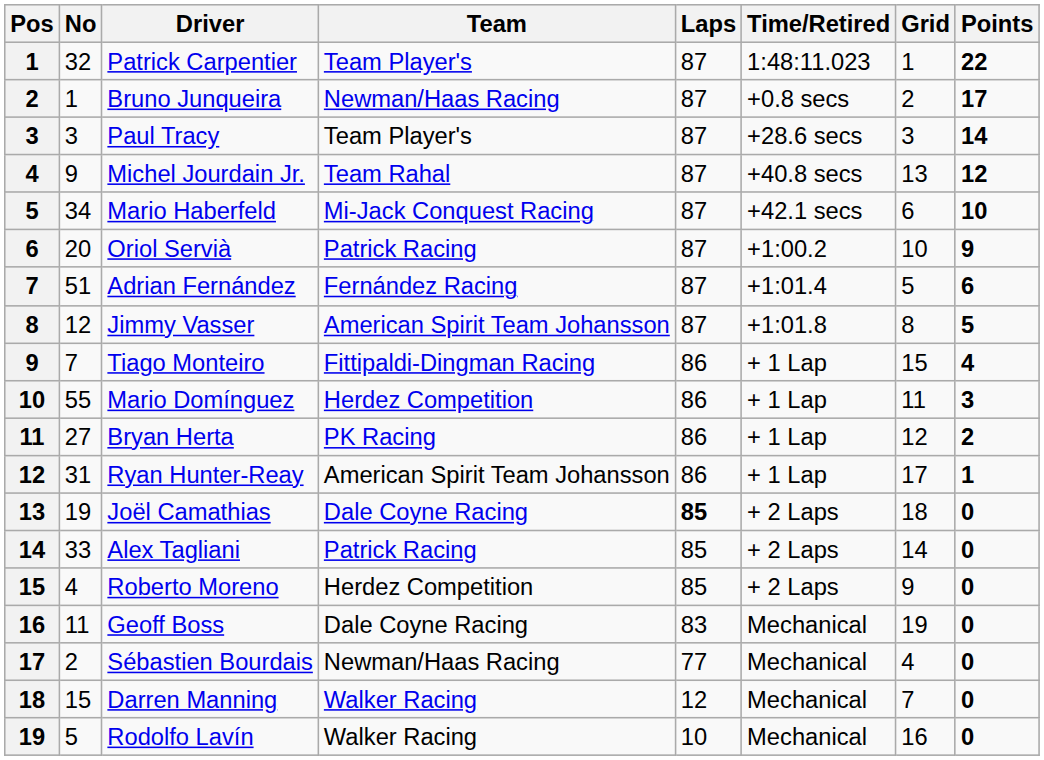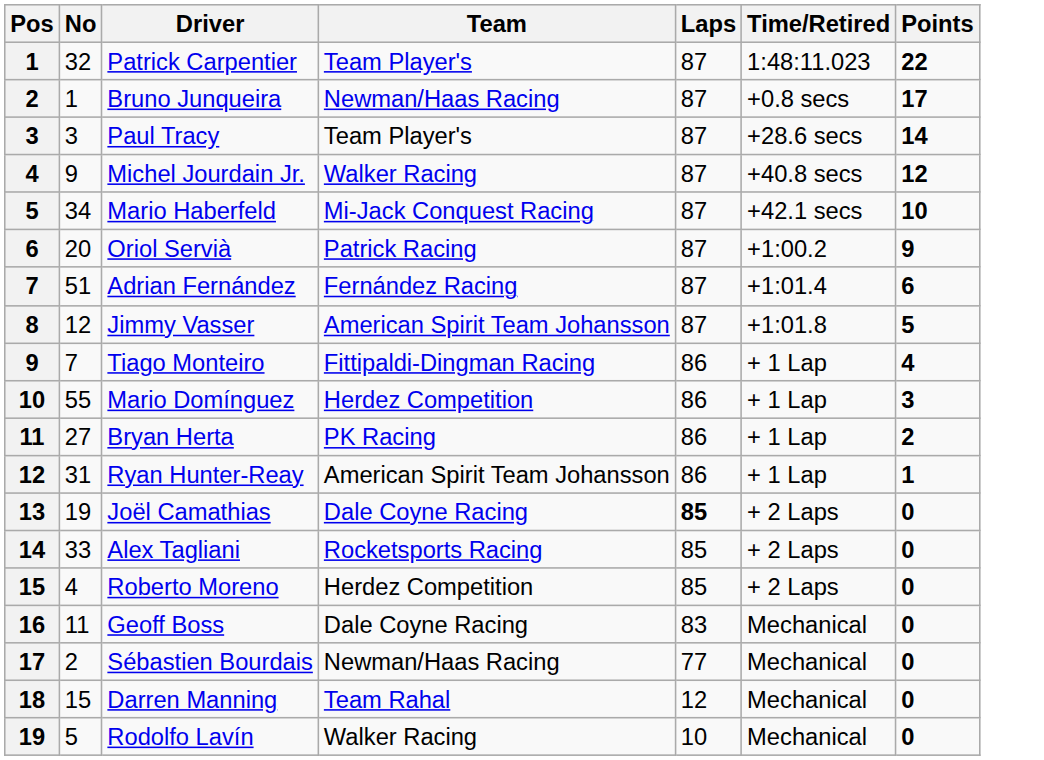- column: (926, 24)
(387, 174) Team Rahal -> (400, 174) Walker Racing
(400, 549) Patrick Racing -> (433, 549) Rocketsports Racing
(400, 699) Walker Racing -> (387, 699) Team Rahal
